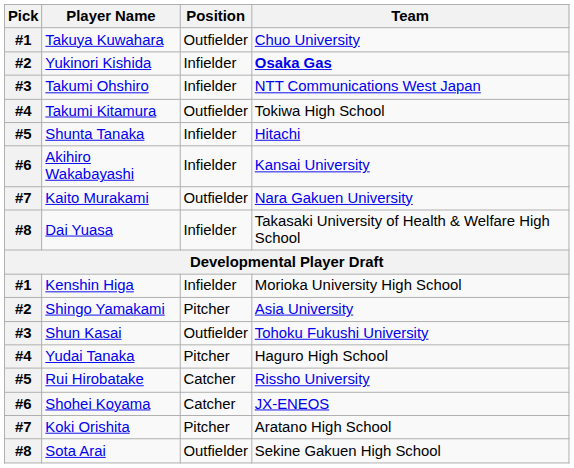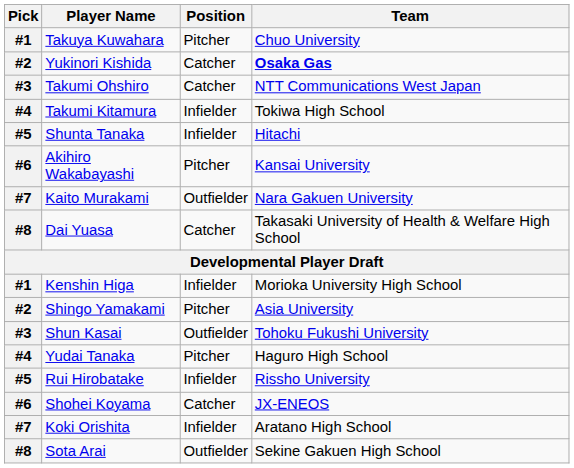(216, 39) Outfielder -> (207, 39) Pitcher
(210, 63) Infielder -> (209, 63) Catcher
(210, 87) Infielder -> (209, 87) Catcher
(216, 110) Outfielder -> (210, 110) Infielder
(210, 166) Infielder -> (207, 166) Pitcher
(210, 230) Infielder -> (209, 230) Catcher
(209, 380) Catcher -> (210, 380) Infielder
(207, 427) Pitcher -> (210, 427) Infielder
